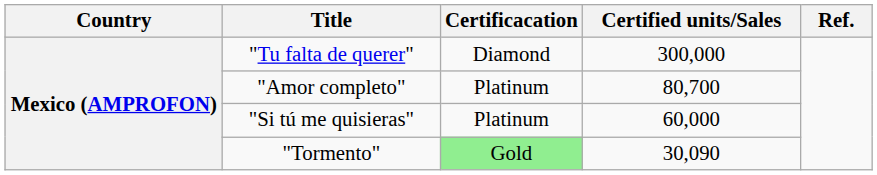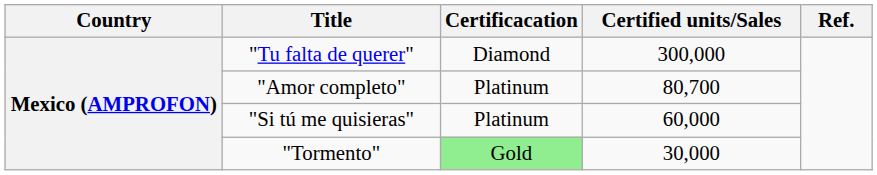(691, 152) 30,090 -> (691, 152) 30,000
